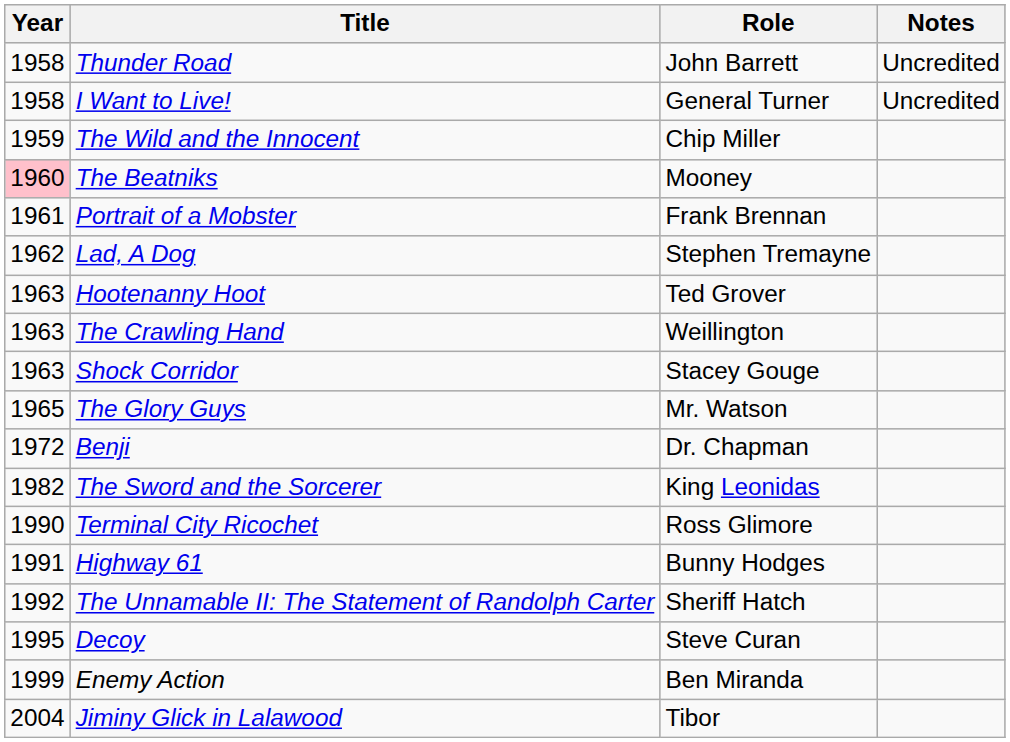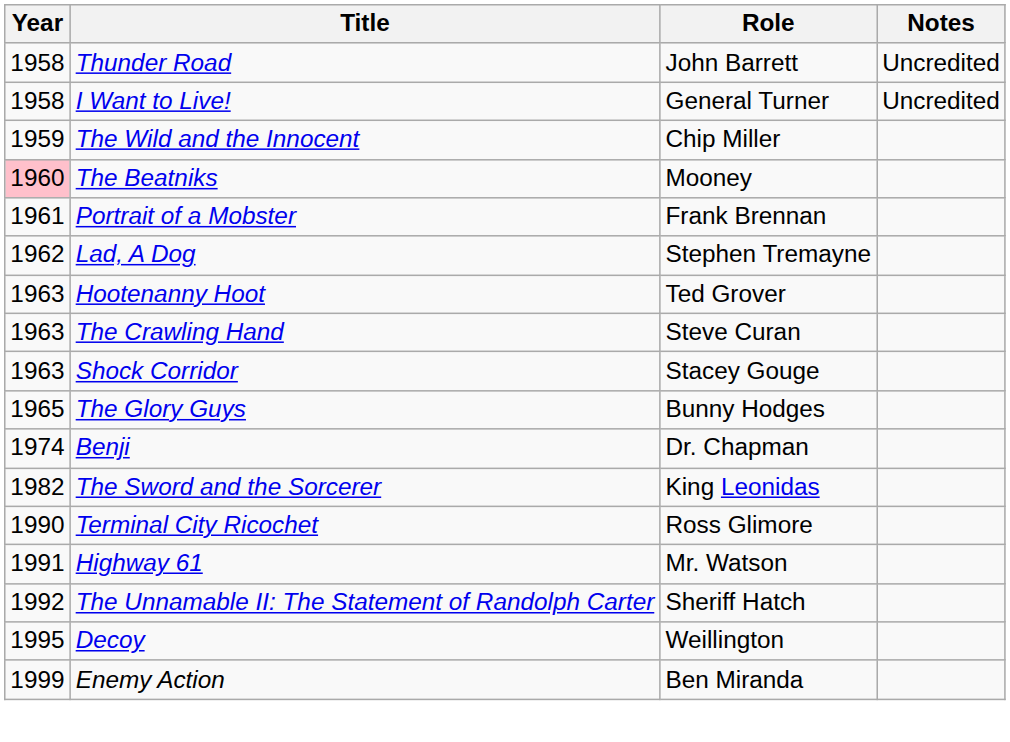(725, 332) Weillington -> (733, 332) Steve Curan
(727, 409) Mr. Watson -> (745, 409) Bunny Hodges
(37, 448) 1972 -> (37, 448) 1974
(745, 563) Bunny Hodges -> (727, 563) Mr. Watson
(733, 640) Steve Curan -> (725, 640) Weillington
- row: (209, 718)
